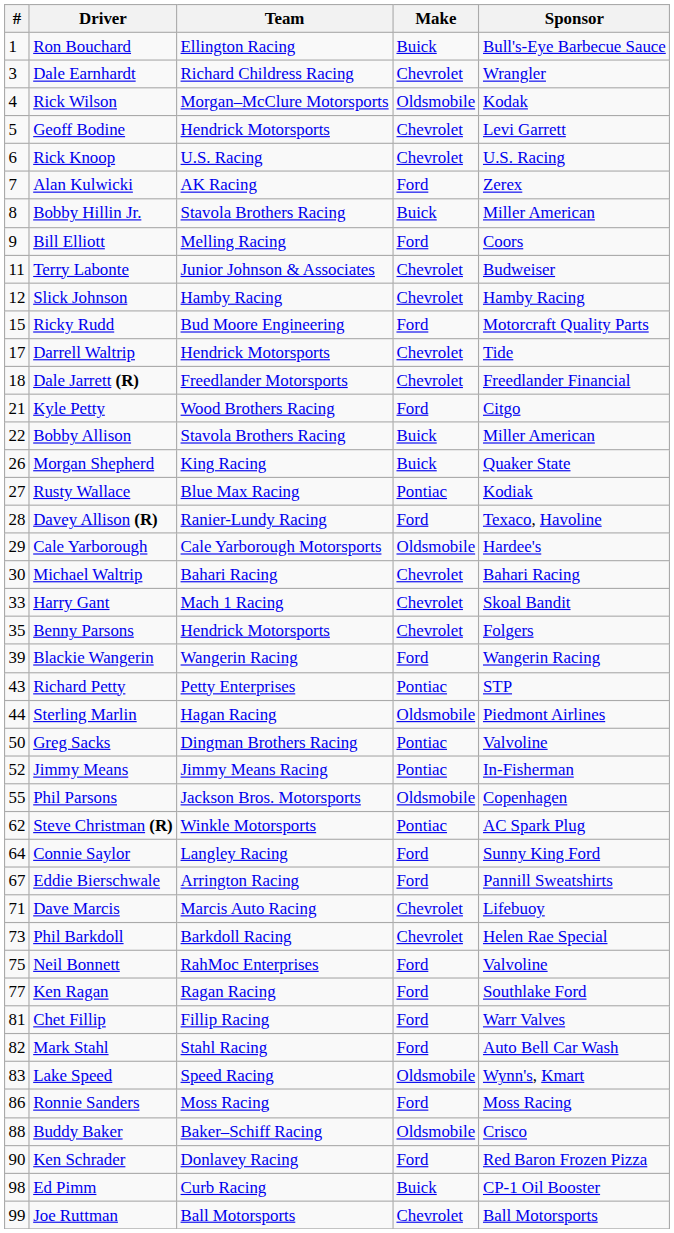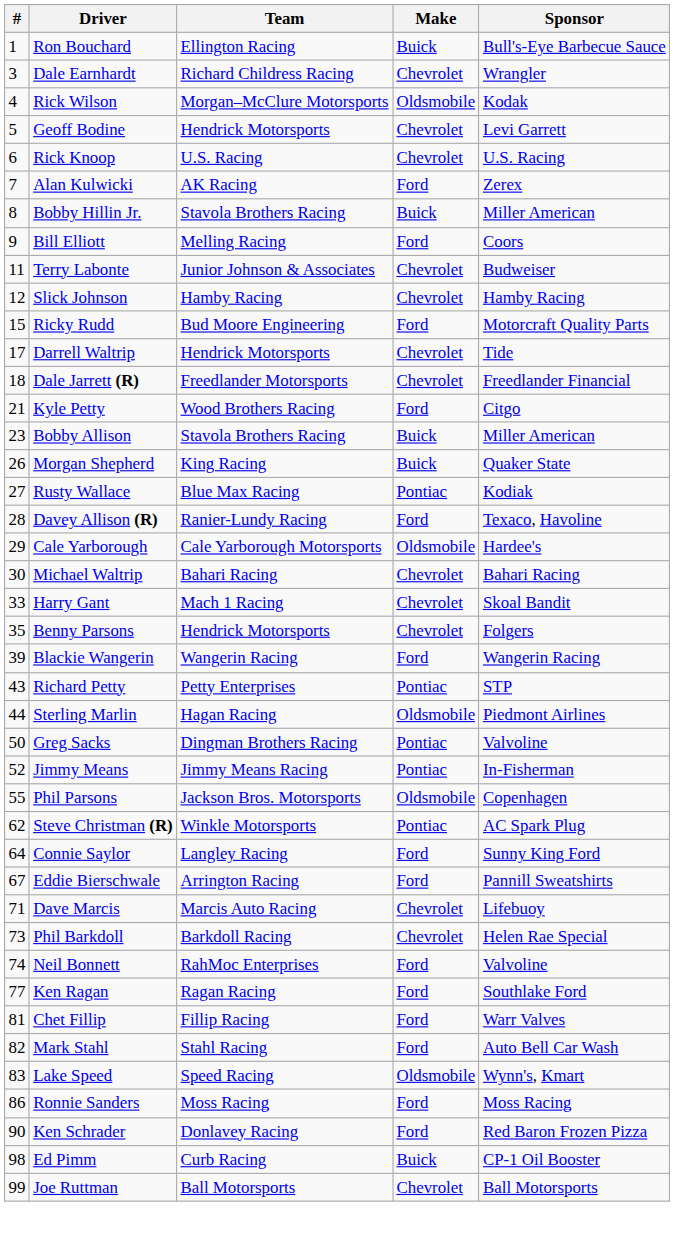(17, 435) 22 -> (17, 435) 23
(17, 964) 75 -> (17, 964) 74
- row: (78, 1131)
